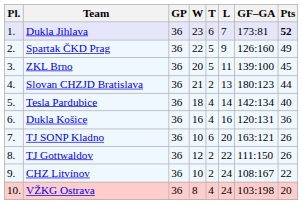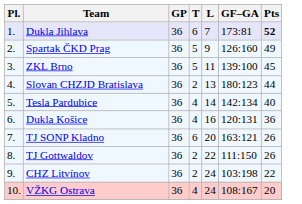- column: (198, 13)
(256, 173) 108:167 -> (239, 173) 103:198
(256, 191) 103:198 -> (239, 191) 108:167
